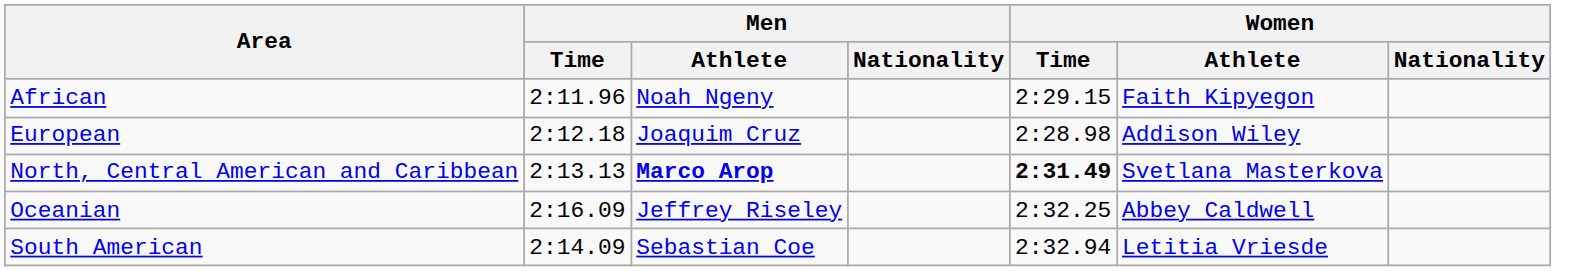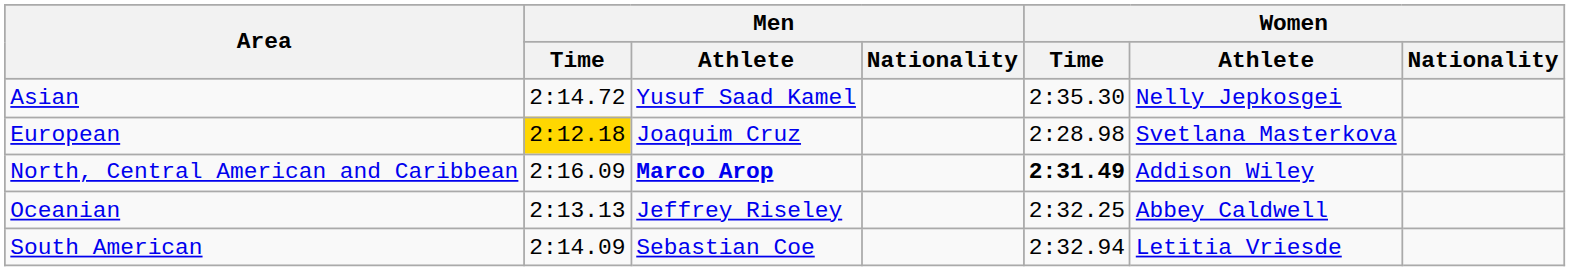- row: (58, 98)
+ row: (45, 98)
(577, 135) no background -> (577, 135) gold background
(1211, 135) Addison Wiley -> (1266, 135) Svetlana Masterkova
(577, 173) 2:13.13 -> (577, 173) 2:16.09
(1253, 173) Svetlana Masterkova -> (1225, 173) Addison Wiley
(577, 210) 2:16.09 -> (577, 210) 2:13.13
